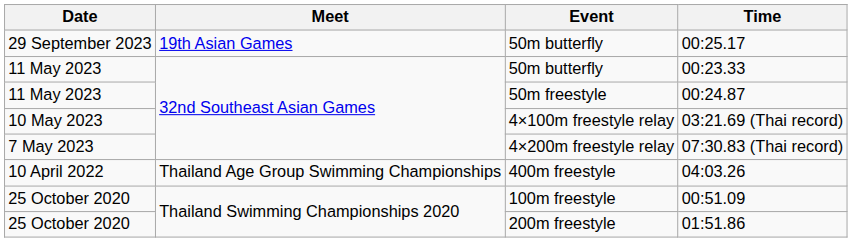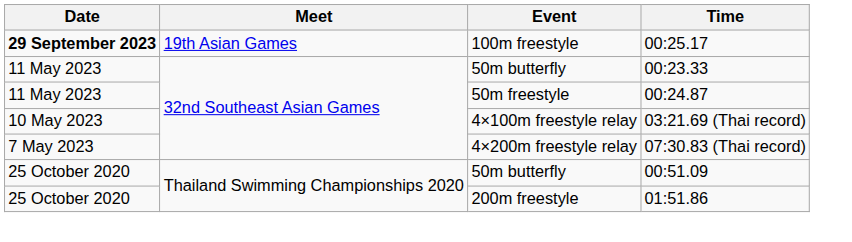(80, 43) normal -> (82, 43) bold
(556, 43) 50m butterfly -> (525, 43) 100m freestyle
- row: (714, 172)
(562, 198) 100m freestyle -> (519, 172) 50m butterfly
